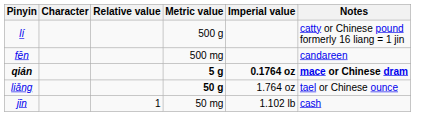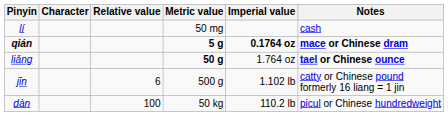(211, 34) 500 g -> (209, 28) 50 mg
(352, 34) catty or Chinese pound formerly 16 liang = 1 jin -> (311, 28) cash
- row: (22, 55)
(349, 87) normal -> (352, 60) bold
(158, 103) 1 -> (158, 82) 6
(209, 103) 50 mg -> (211, 82) 500 g
(311, 103) cash -> (352, 82) catty or Chinese pound formerly 16 liang = 1 jin
+ row: (22, 103)
